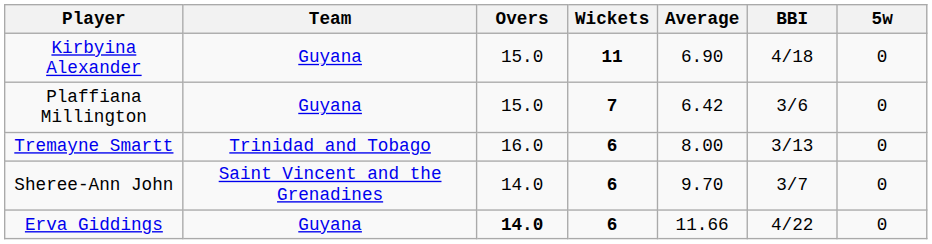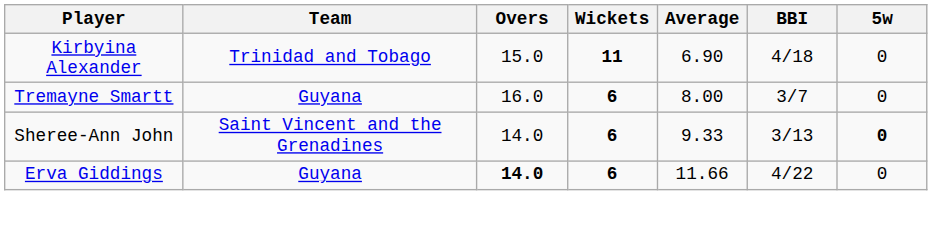(330, 58) Guyana -> (330, 58) Trinidad and Tobago
- row: (94, 107)
(330, 146) Trinidad and Tobago -> (330, 97) Guyana
(792, 146) 3/13 -> (792, 97) 3/7
(702, 185) 9.70 -> (702, 136) 9.33
(792, 185) 3/7 -> (792, 136) 3/13
(882, 185) normal -> (882, 136) bold
